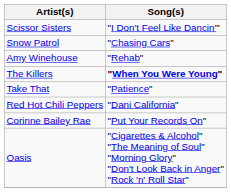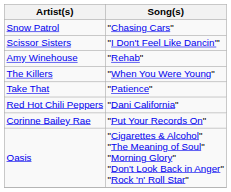rows swapped: (39, 27) <-> (33, 43)
(165, 74) bold -> (161, 74) normal
